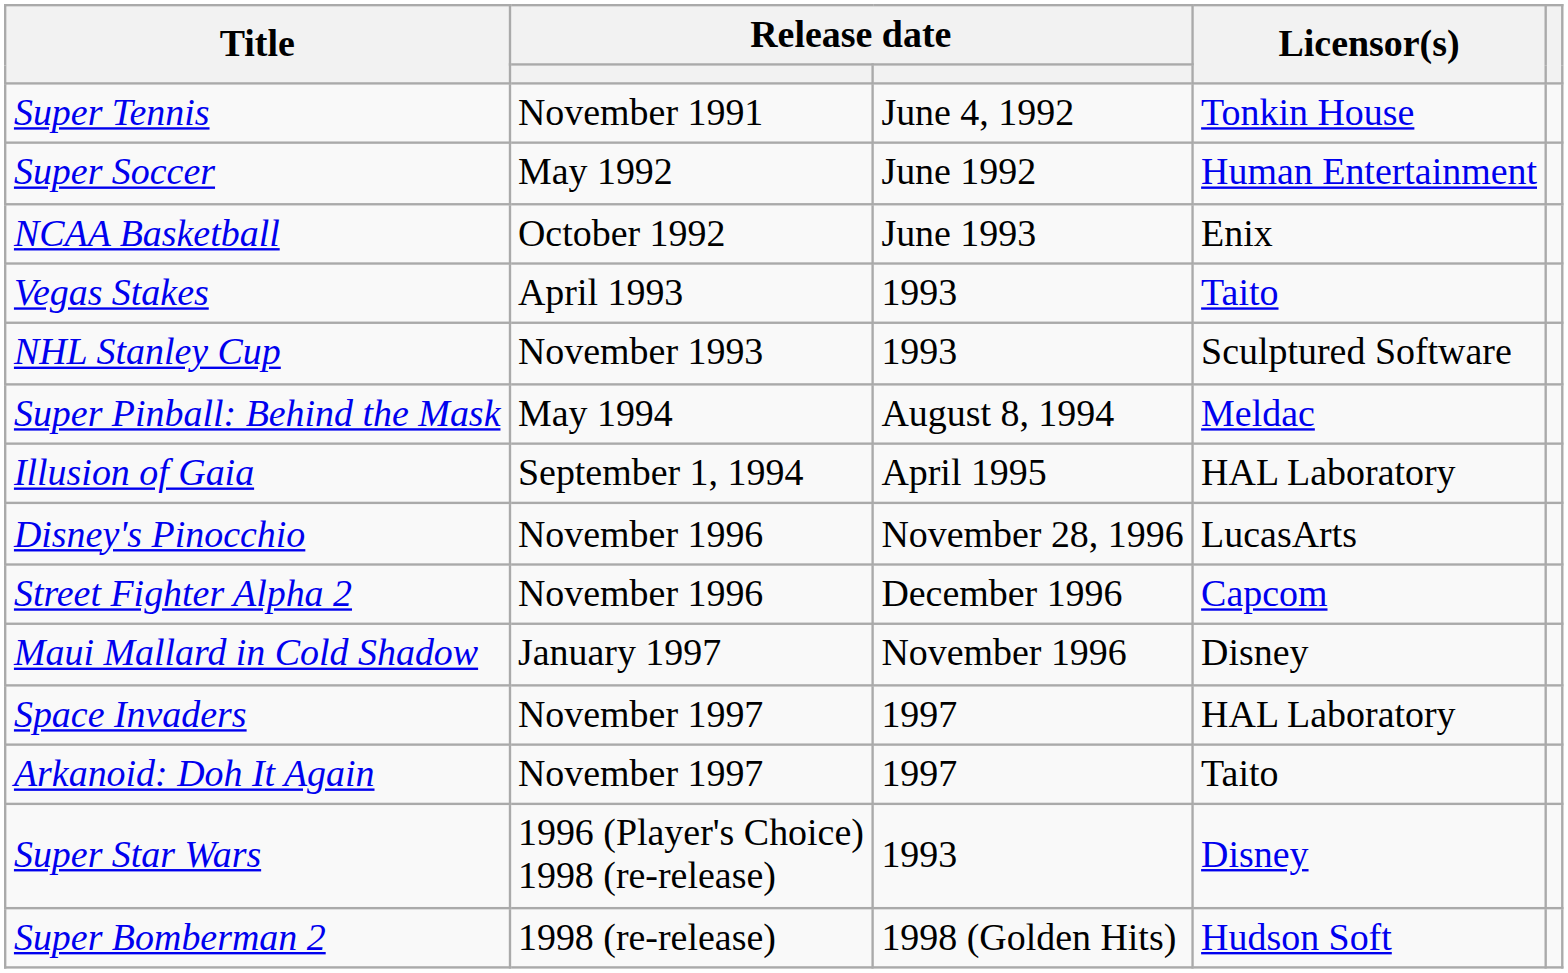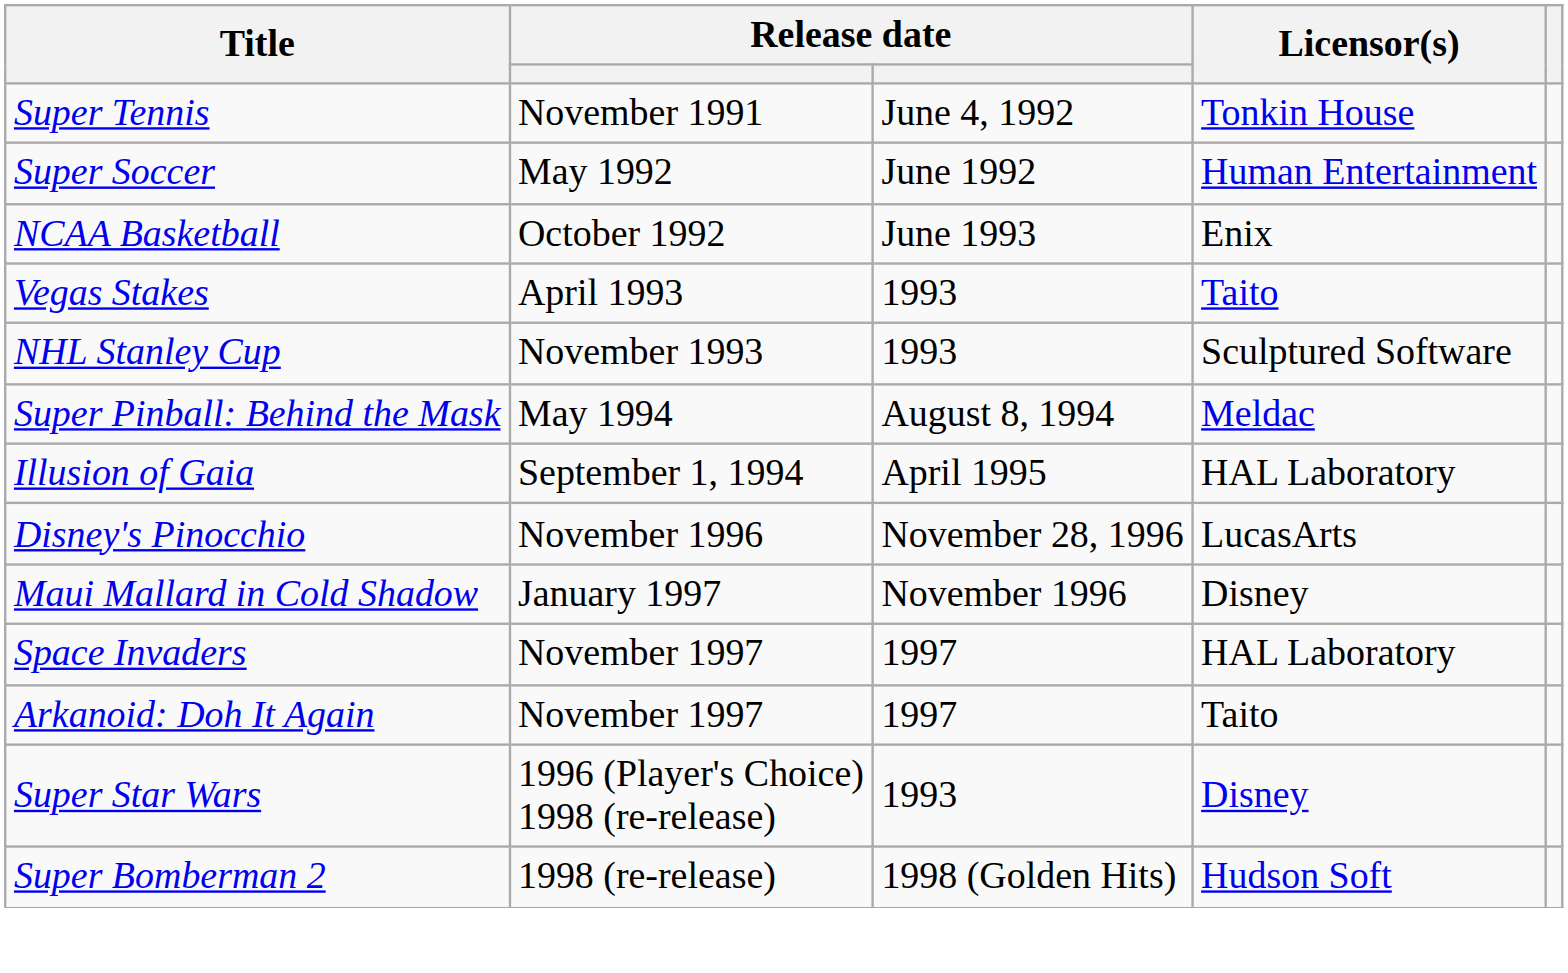- row: (183, 593)
